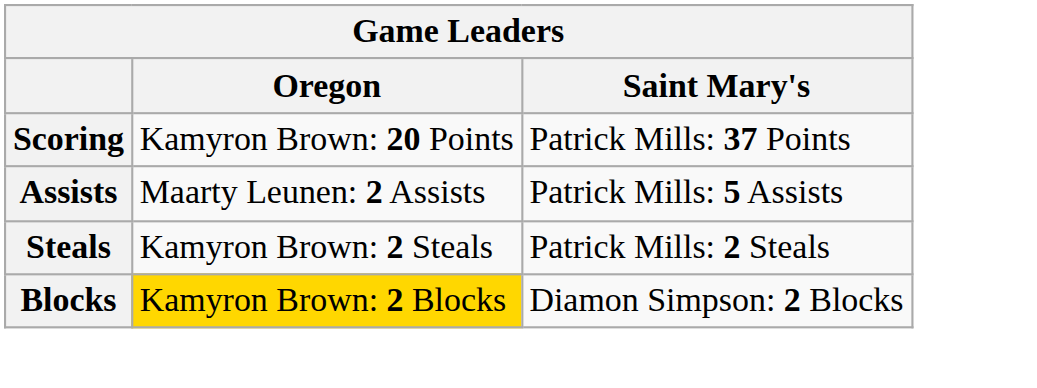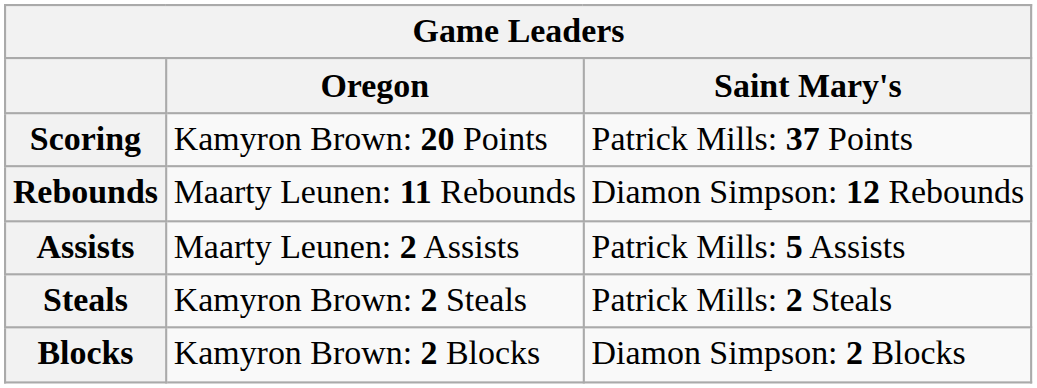+ row: (85, 192)
(323, 300) gold background -> (357, 354) no background
